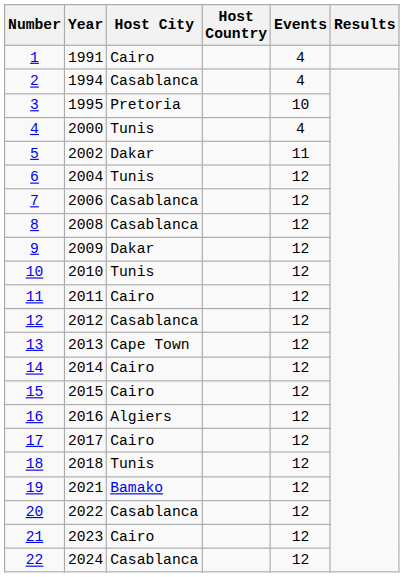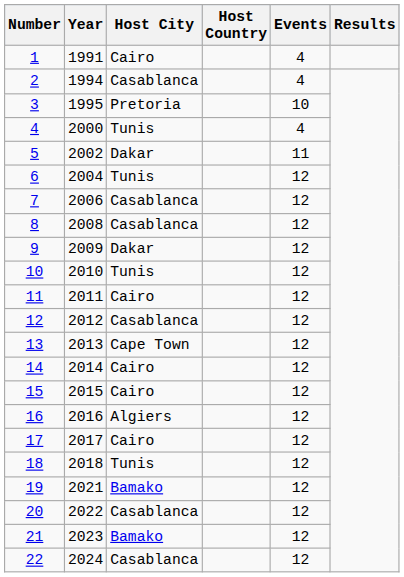(132, 536) Cairo -> (137, 536) Bamako
